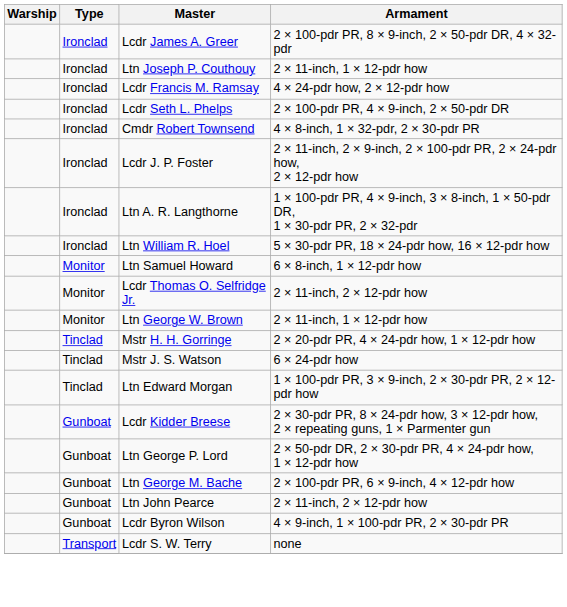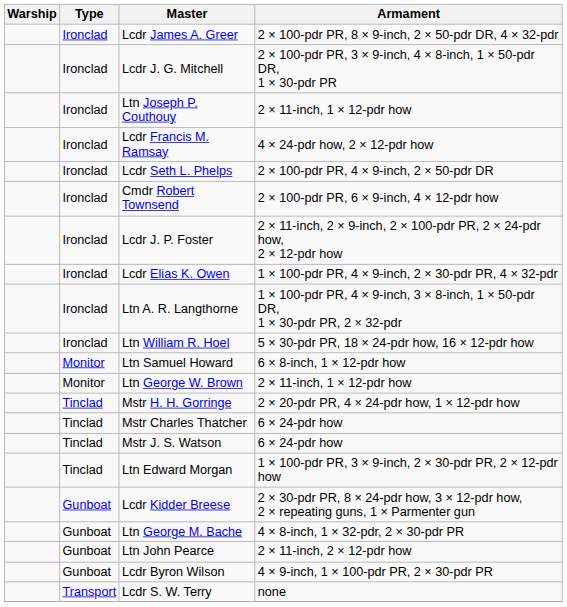+ row: (173, 68)
(377, 128) 4 × 8-inch, 1 × 32-pdr, 2 × 30-pdr PR -> (378, 198) 2 × 100-pdr PR, 6 × 9-inch, 4 × 12-pdr how
+ row: (176, 274)
- row: (194, 293)
+ row: (184, 423)
- row: (175, 456)
(394, 483) 2 × 100-pdr PR, 6 × 9-inch, 4 × 12-pdr how -> (361, 531) 4 × 8-inch, 1 × 32-pdr, 2 × 30-pdr PR
